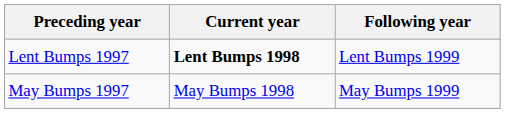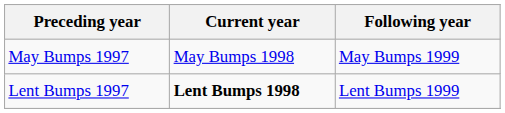rows swapped: (69, 56) <-> (69, 91)
